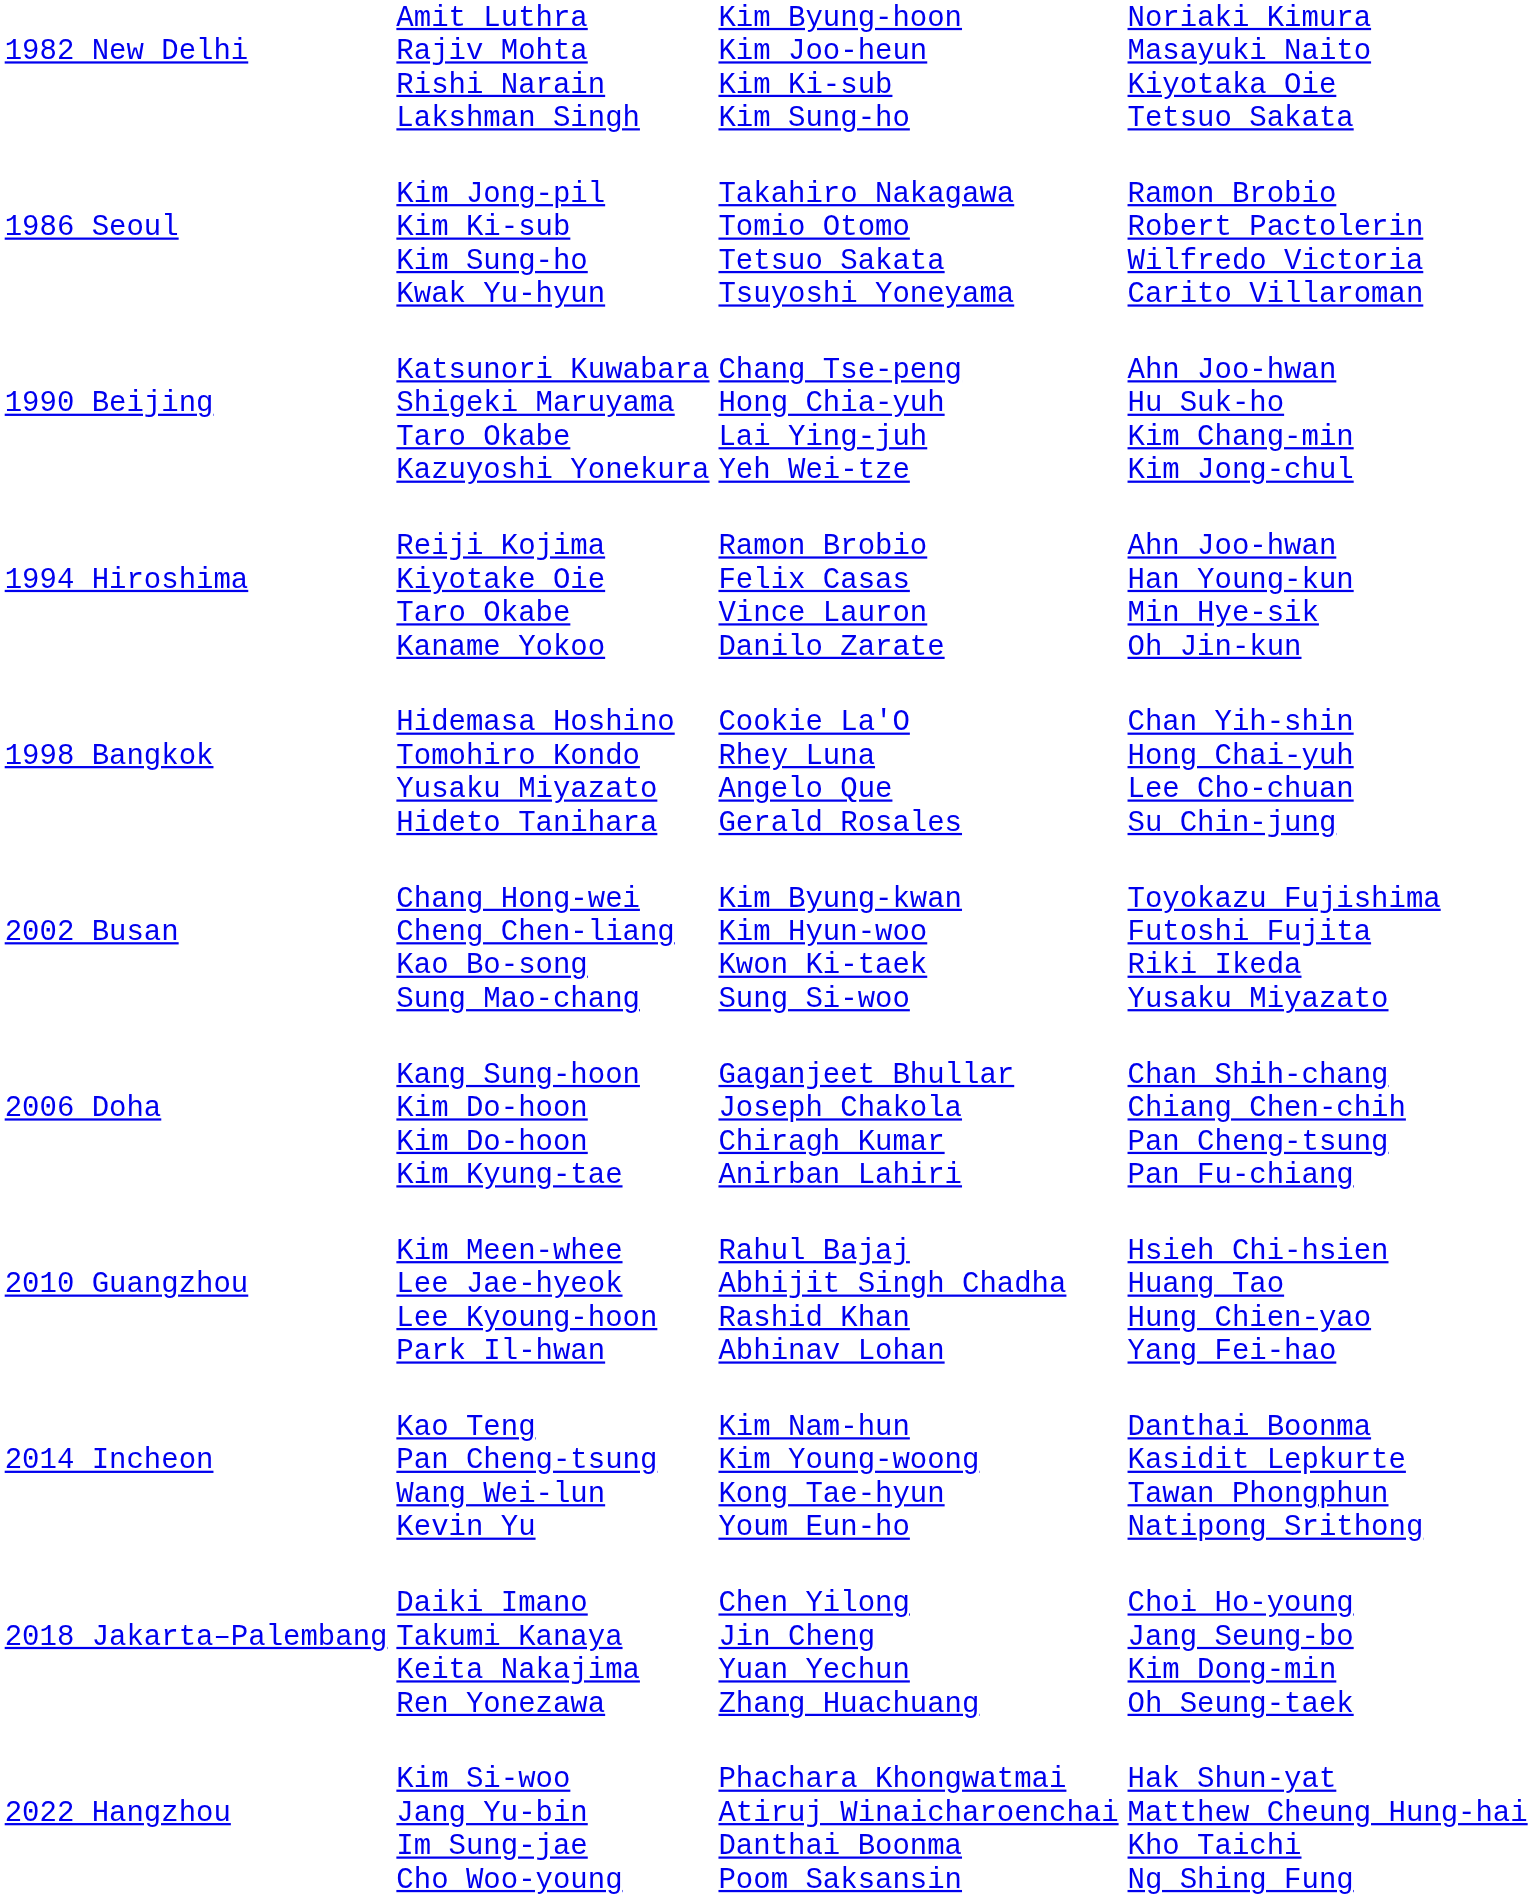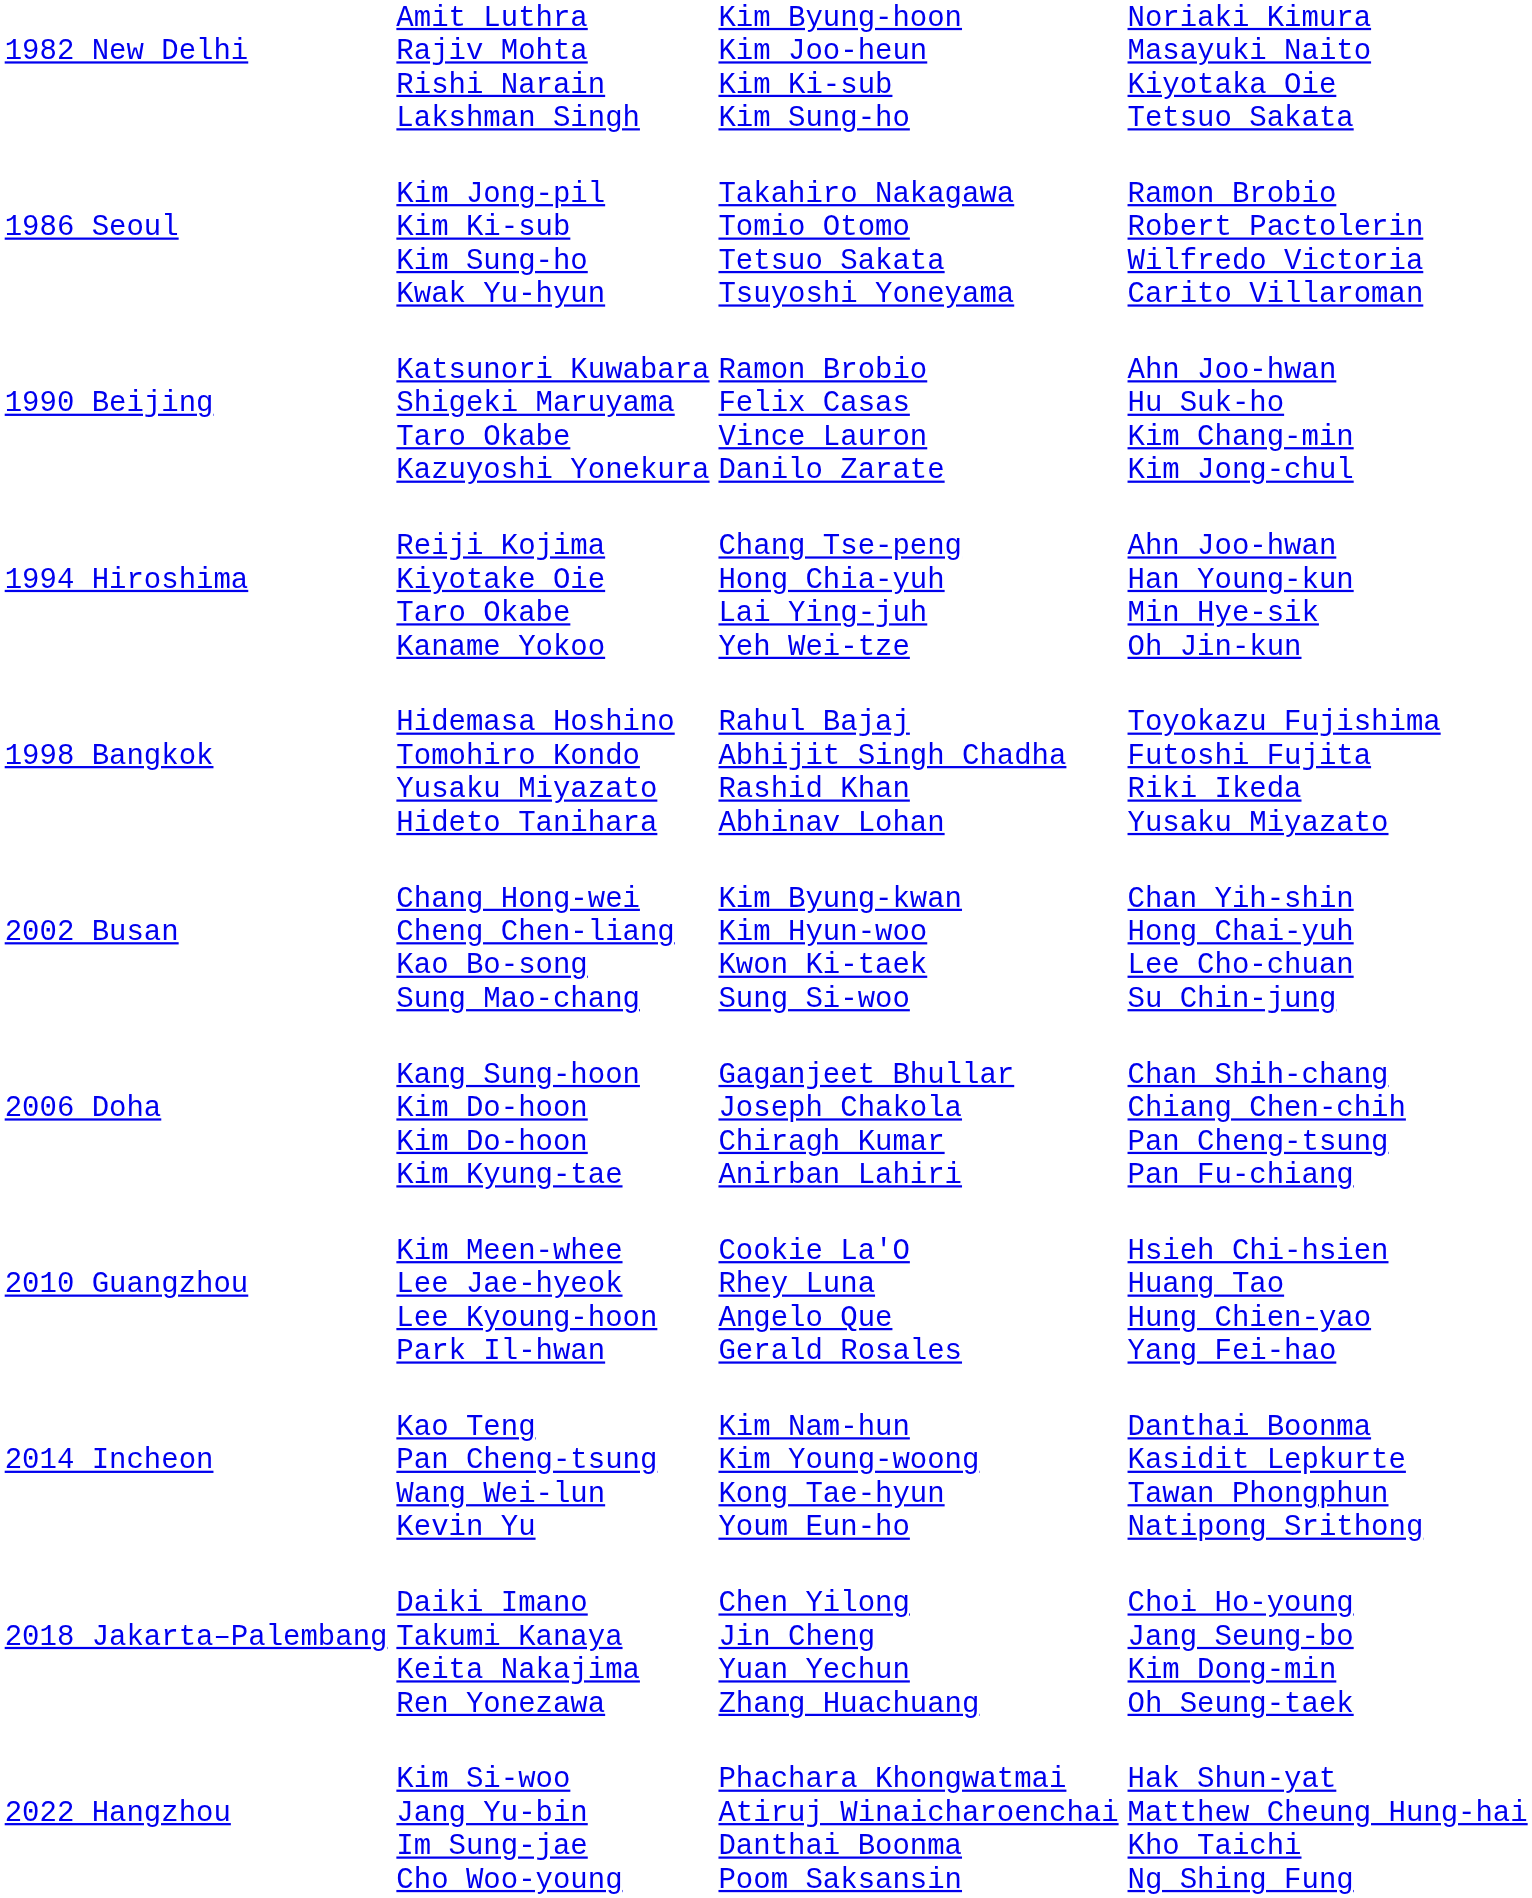(840, 420) Chang Tse-peng Hong Chia-yuh Lai Ying-juh Yeh Wei-tze -> (832, 420) Ramon Brobio Felix Casas Vince Lauron Danilo Zarate
(832, 597) Ramon Brobio Felix Casas Vince Lauron Danilo Zarate -> (840, 597) Chang Tse-peng Hong Chia-yuh Lai Ying-juh Yeh Wei-tze
(840, 773) Cookie La'O Rhey Luna Angelo Que Gerald Rosales -> (892, 773) Rahul Bajaj Abhijit Singh Chadha Rashid Khan Abhinav Lohan
(1241, 773) Chan Yih-shin Hong Chai-yuh Lee Cho-chuan Su Chin-jung -> (1284, 773) Toyokazu Fujishima Futoshi Fujita Riki Ikeda Yusaku Miyazato
(1284, 949) Toyokazu Fujishima Futoshi Fujita Riki Ikeda Yusaku Miyazato -> (1241, 949) Chan Yih-shin Hong Chai-yuh Lee Cho-chuan Su Chin-jung
(892, 1301) Rahul Bajaj Abhijit Singh Chadha Rashid Khan Abhinav Lohan -> (840, 1301) Cookie La'O Rhey Luna Angelo Que Gerald Rosales
